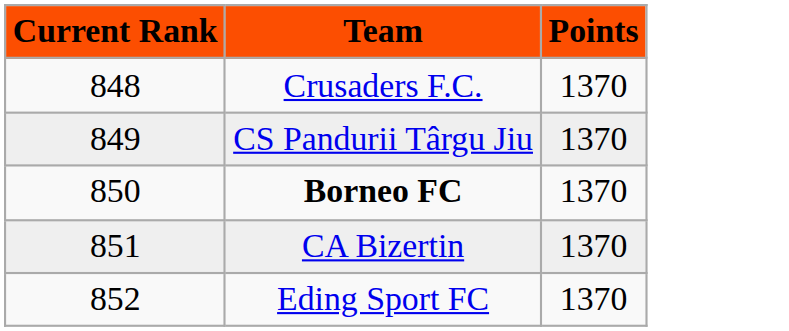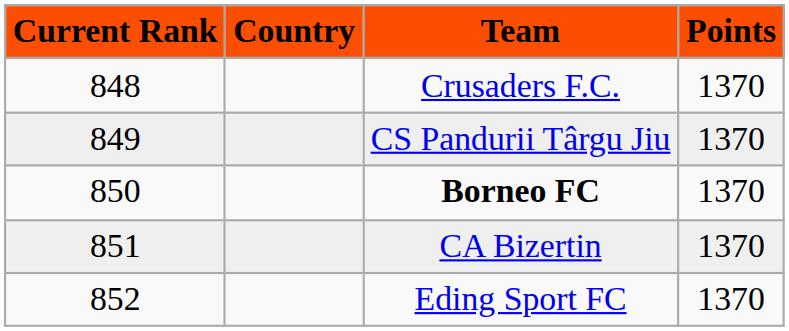+ column: (294, 31)
